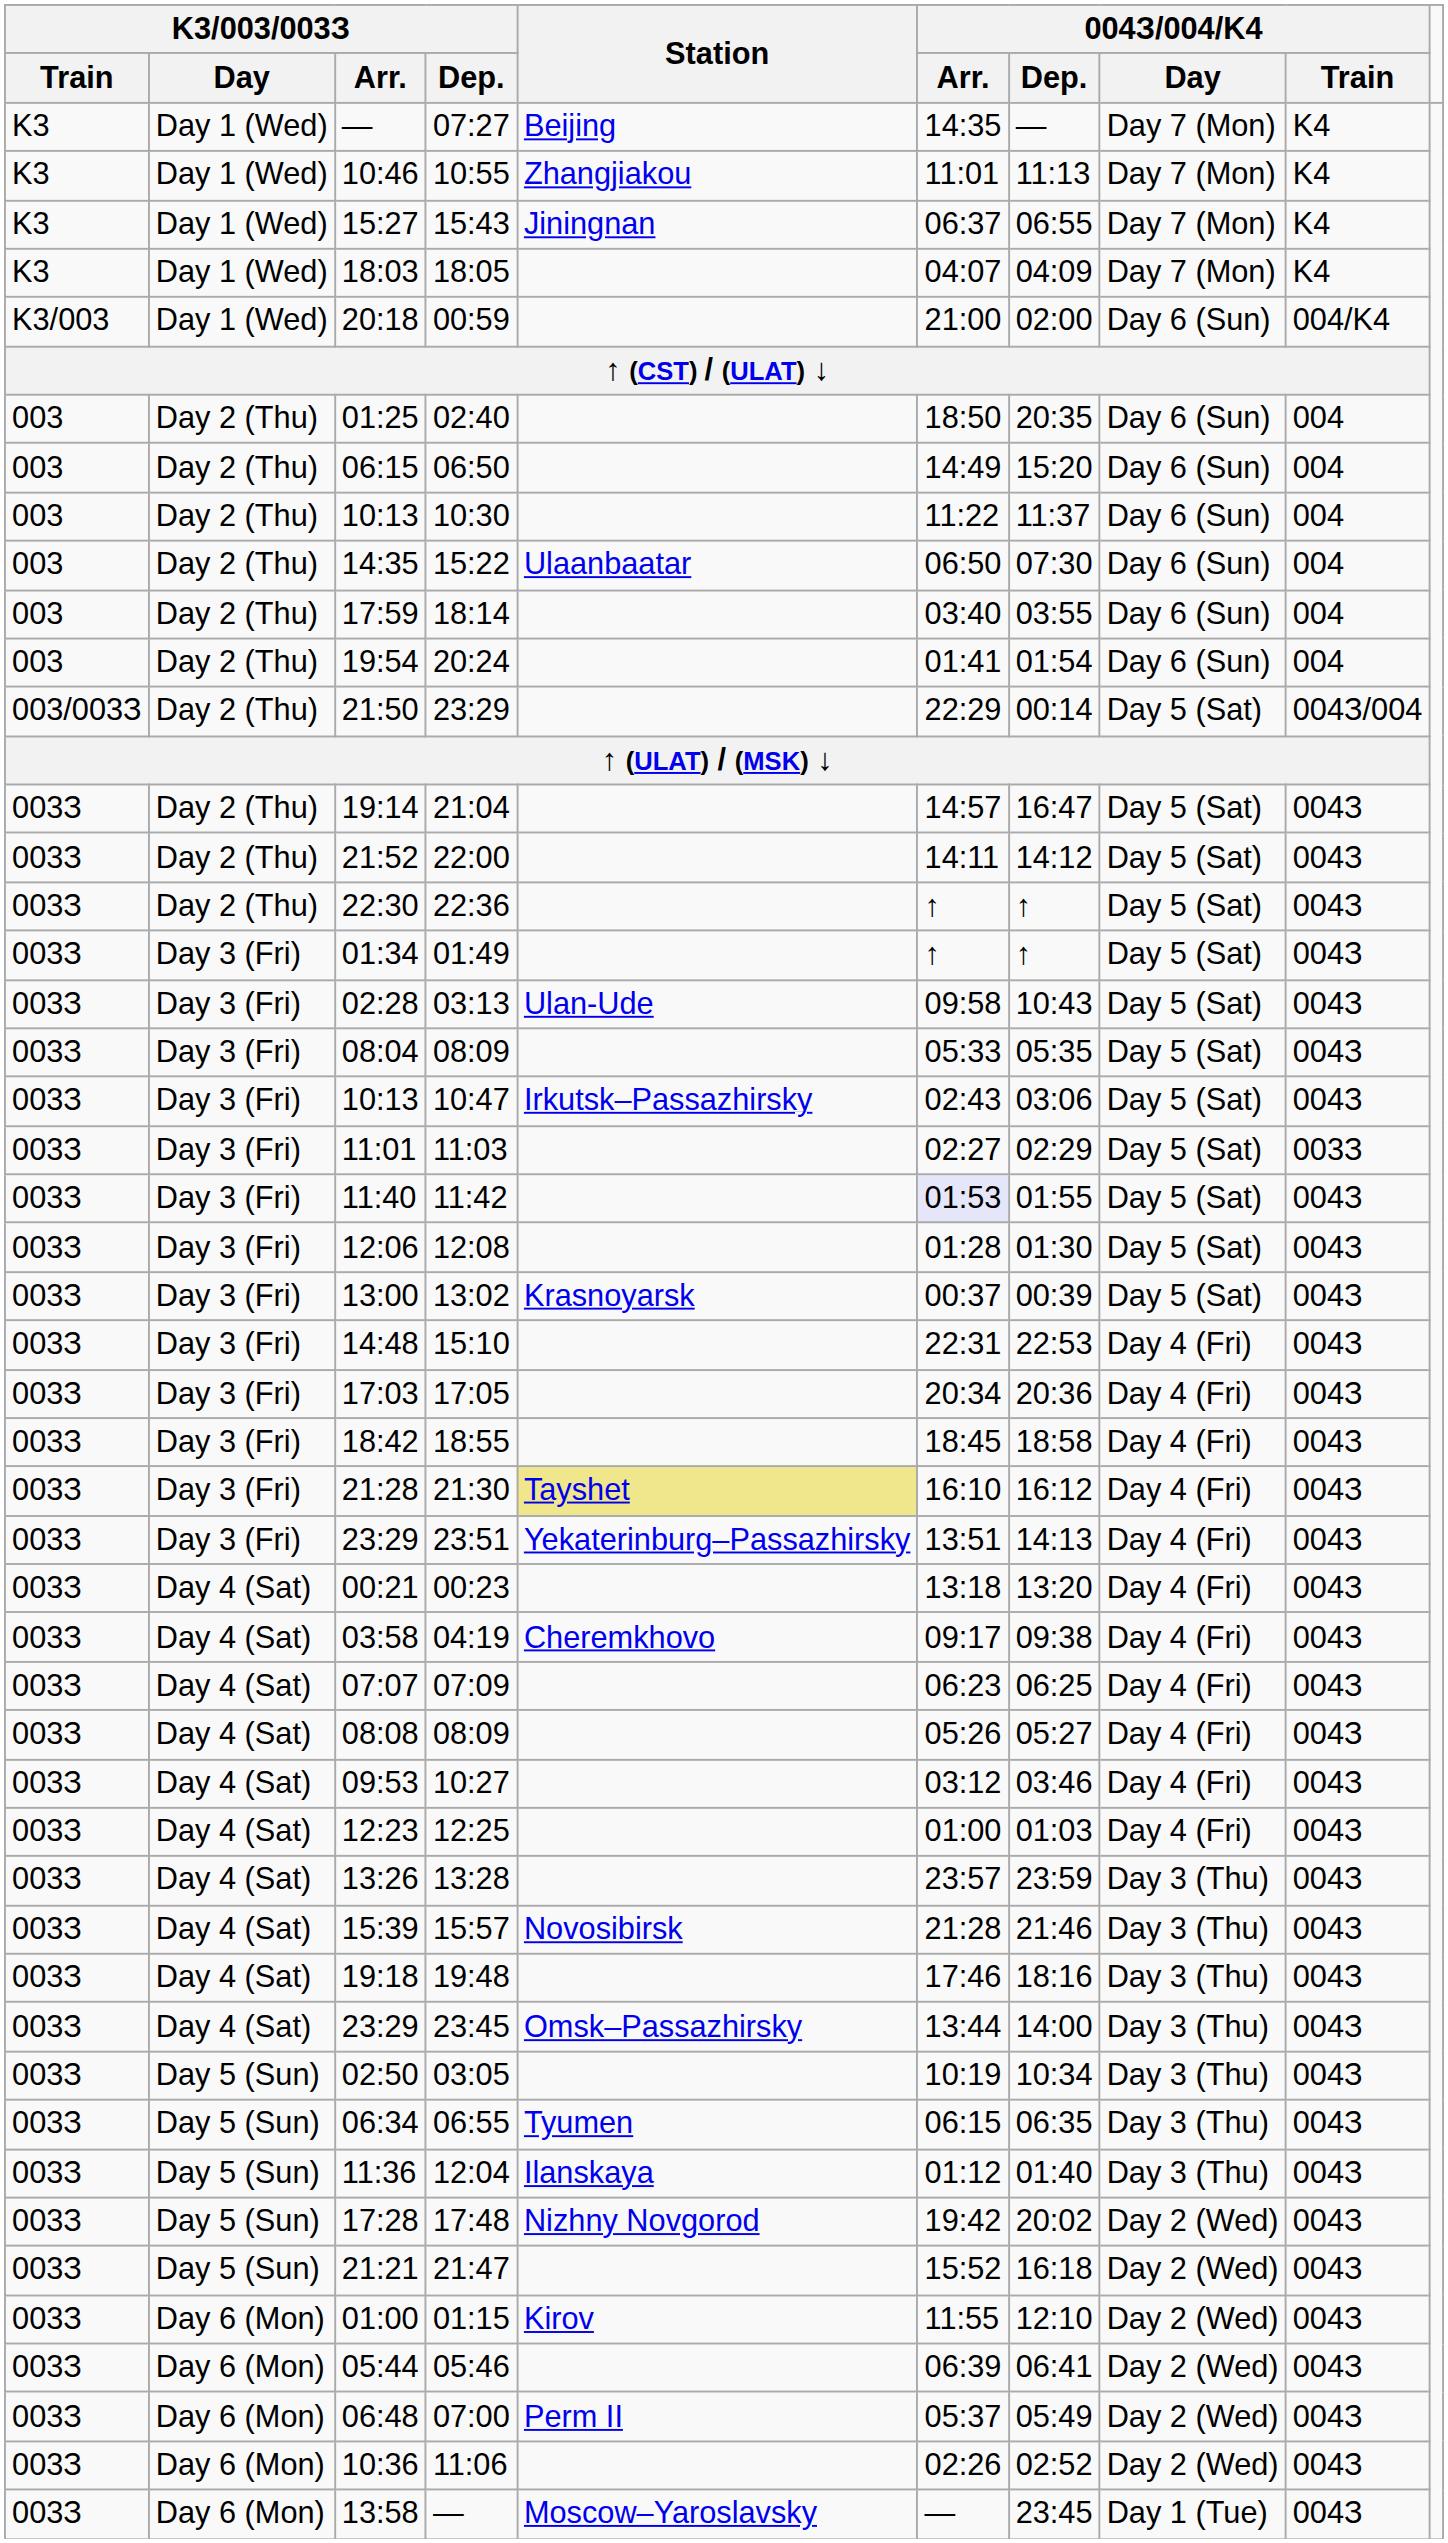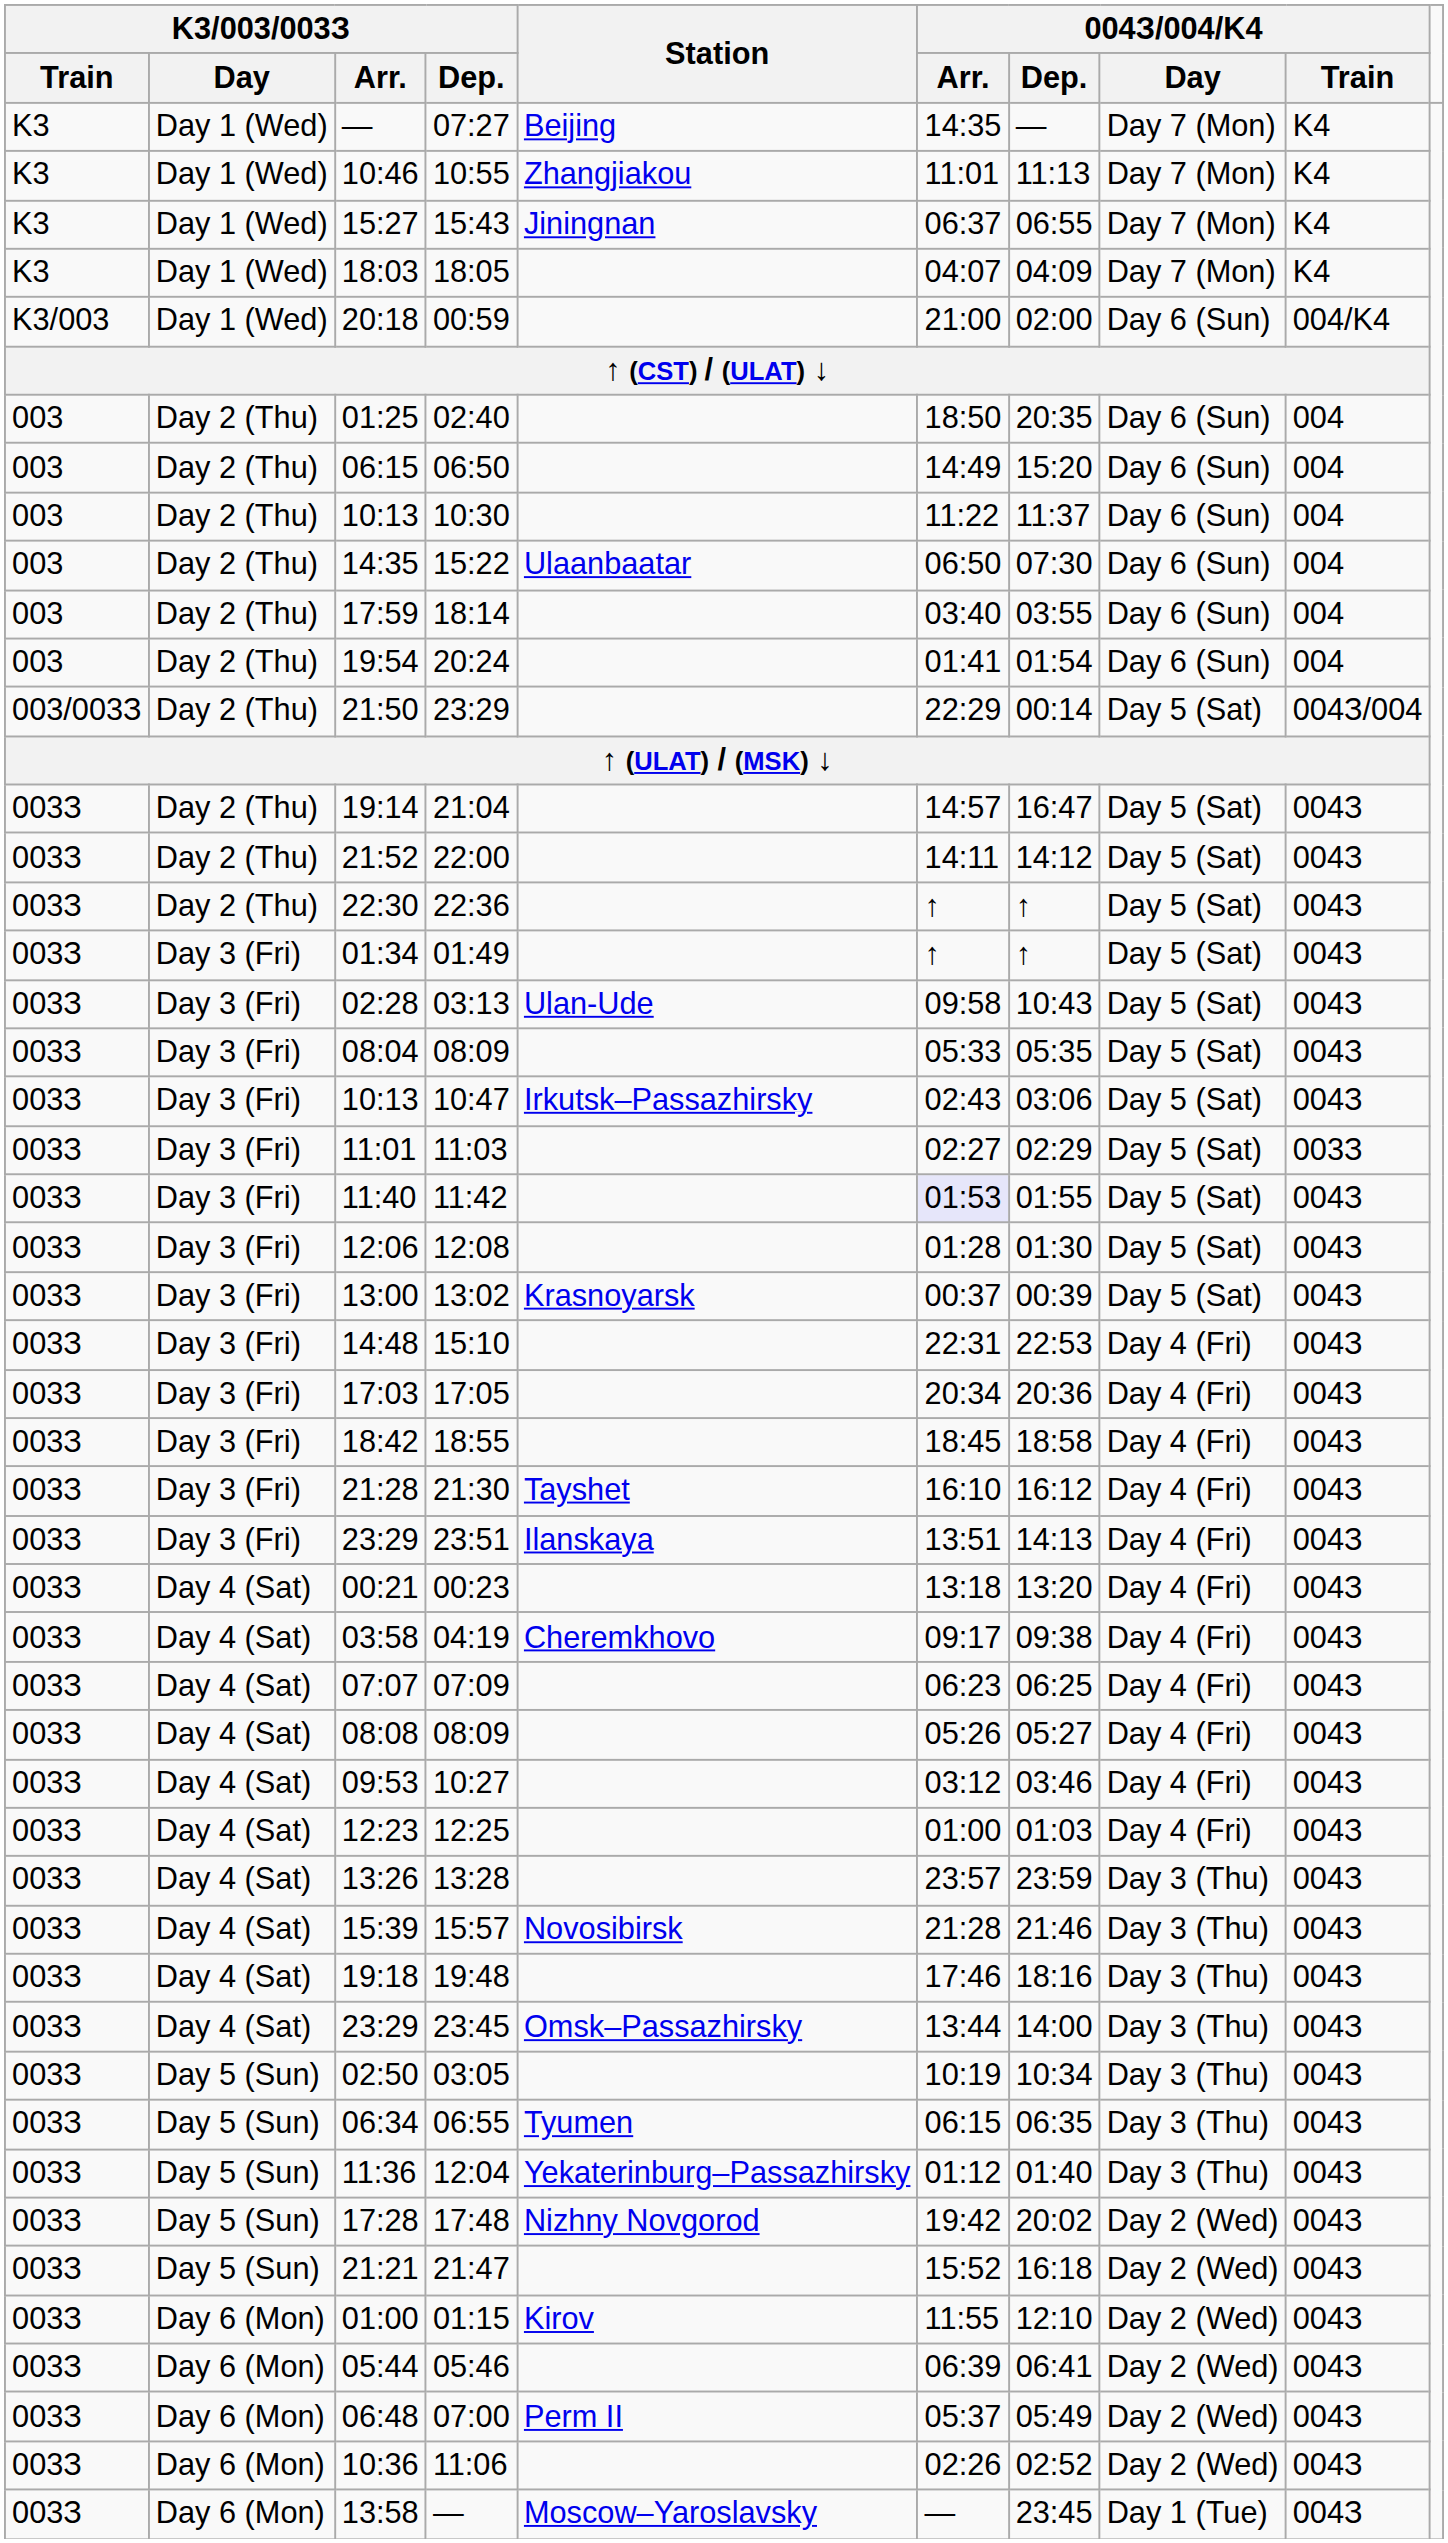(577, 1490) khaki background -> (577, 1490) no background
(717, 1539) Yekaterinburg–Passazhirsky -> (589, 1539) Ilanskaya
(589, 2172) Ilanskaya -> (717, 2172) Yekaterinburg–Passazhirsky
